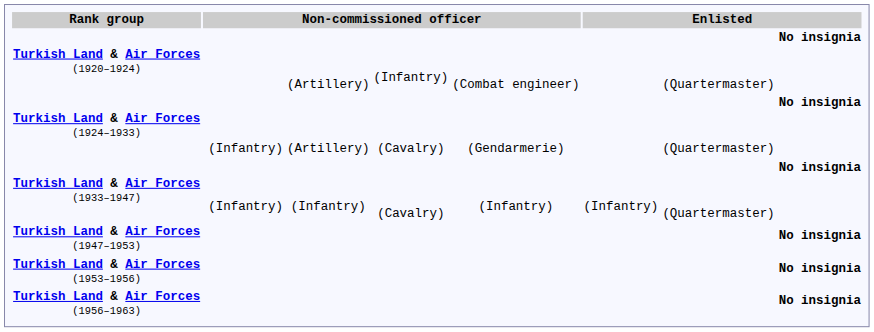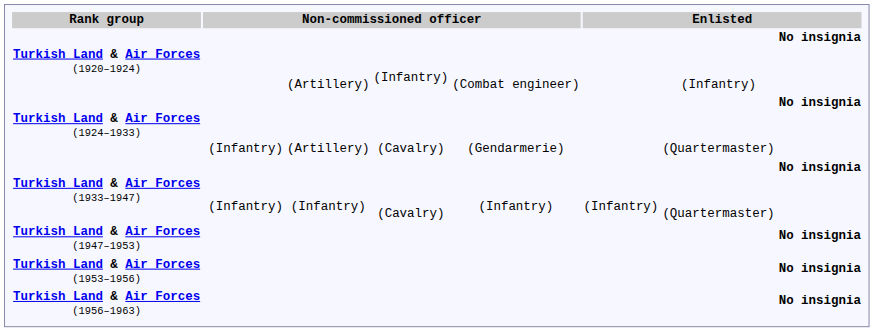(718, 85) (Quartermaster) -> (718, 85) (Infantry)
